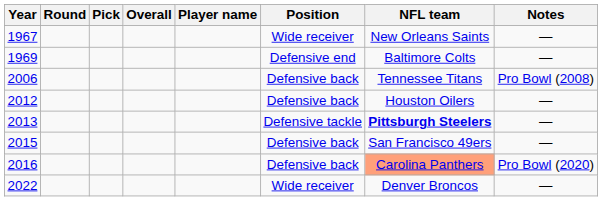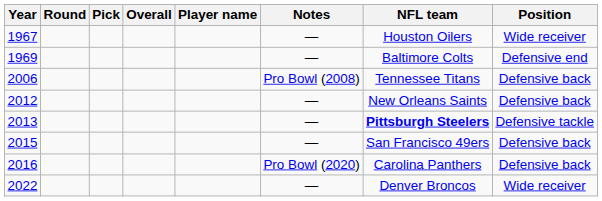columns swapped: (313, 15) <-> (546, 15)
(430, 36) New Orleans Saints -> (428, 36) Houston Oilers
(430, 100) Houston Oilers -> (428, 100) New Orleans Saints
(430, 164) lightsalmon background -> (428, 164) no background
